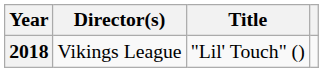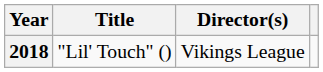columns swapped: (248, 20) <-> (120, 20)
